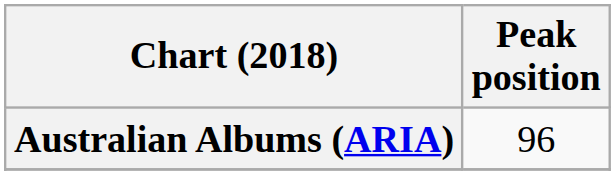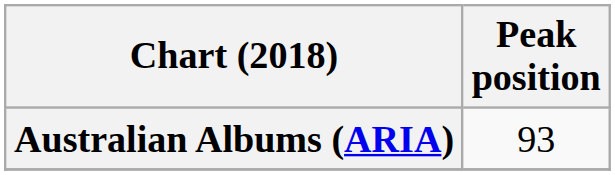(536, 137) 96 -> (536, 137) 93
